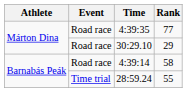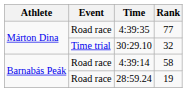(91, 46) Road race -> (91, 46) Time trial
(168, 46) 29 -> (168, 46) 32
(91, 79) Time trial -> (91, 79) Road race
(168, 79) 55 -> (168, 79) 19
